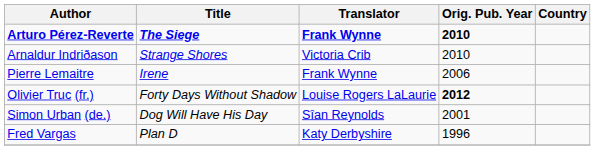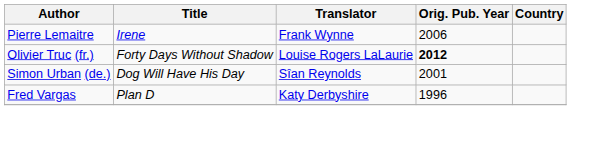- row: (71, 34)
- row: (62, 54)
